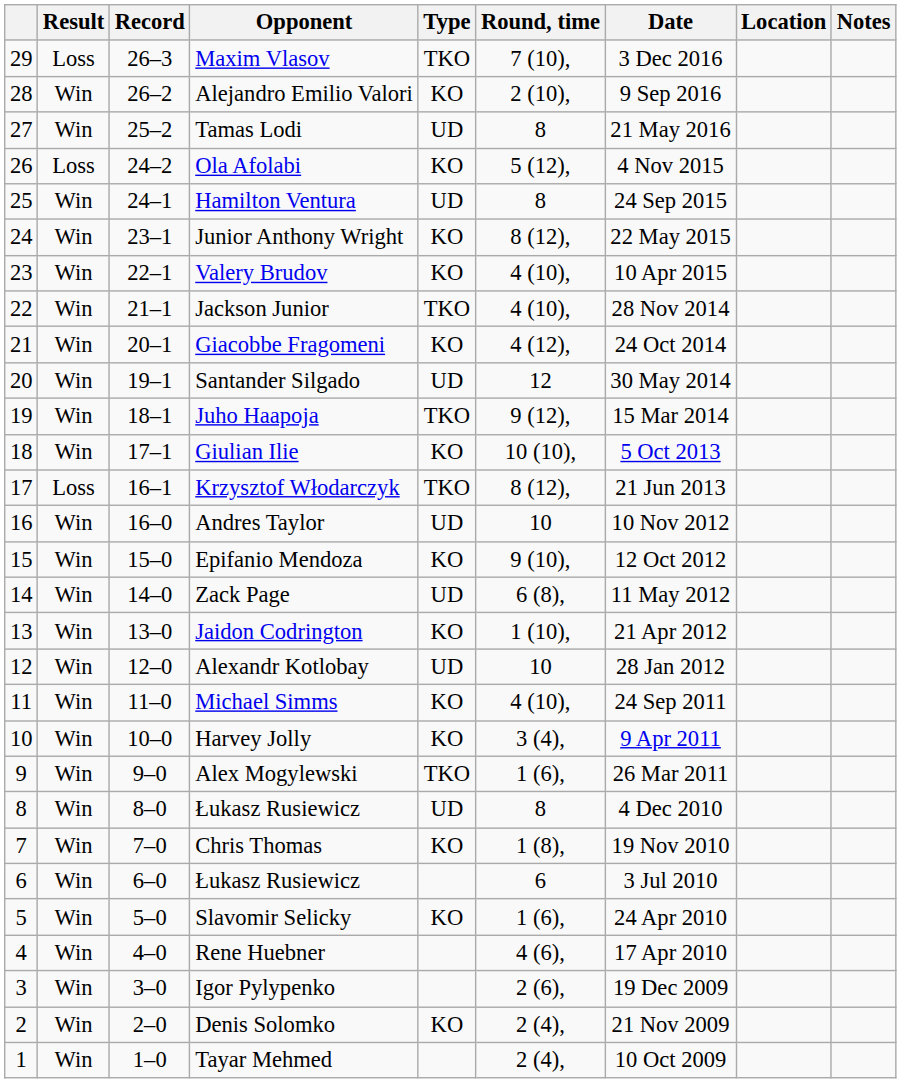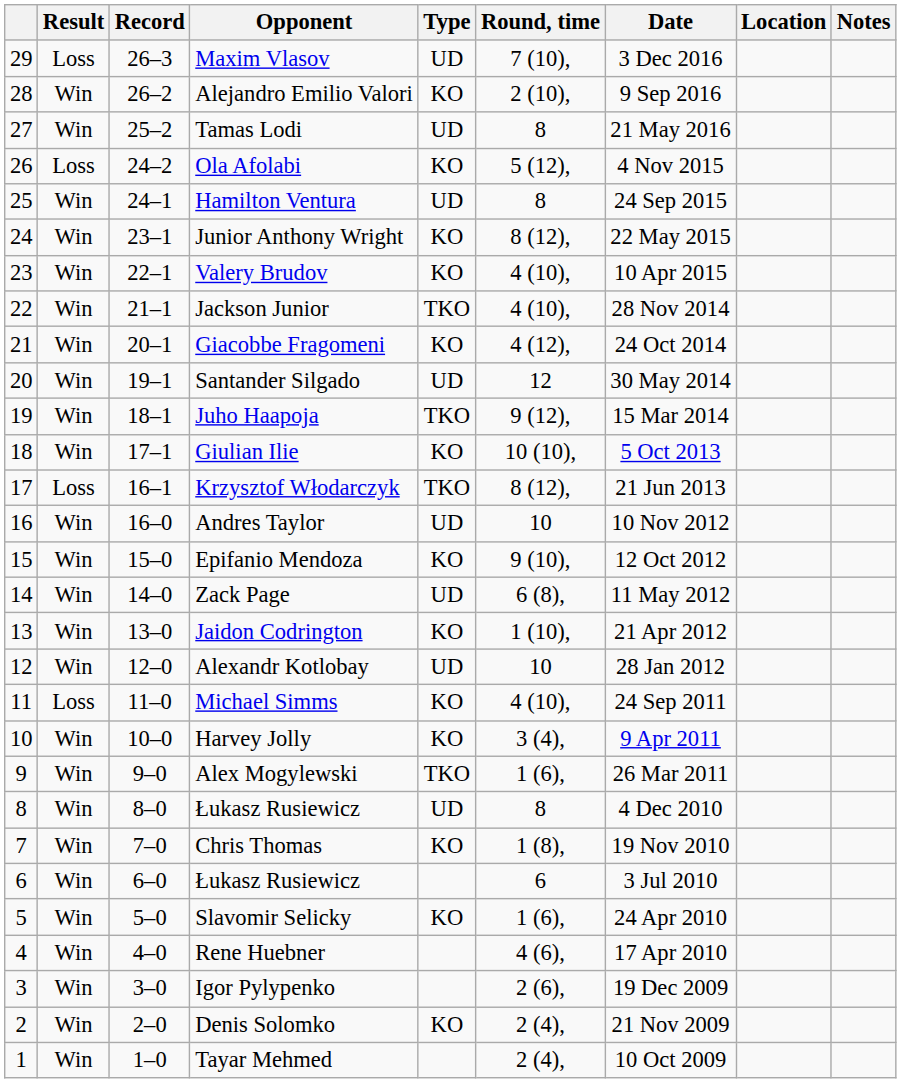(447, 58) TKO -> (447, 58) UD
(74, 702) Win -> (74, 702) Loss
